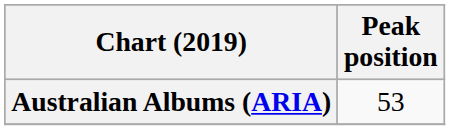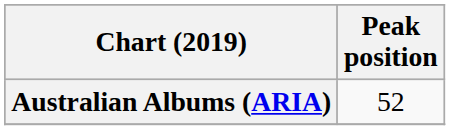(391, 101) 53 -> (391, 101) 52
